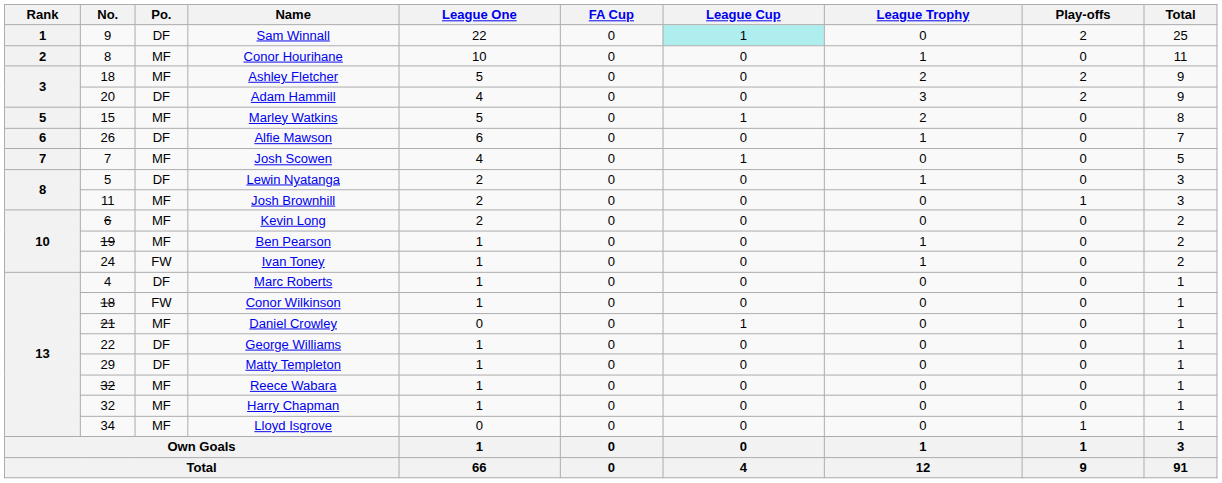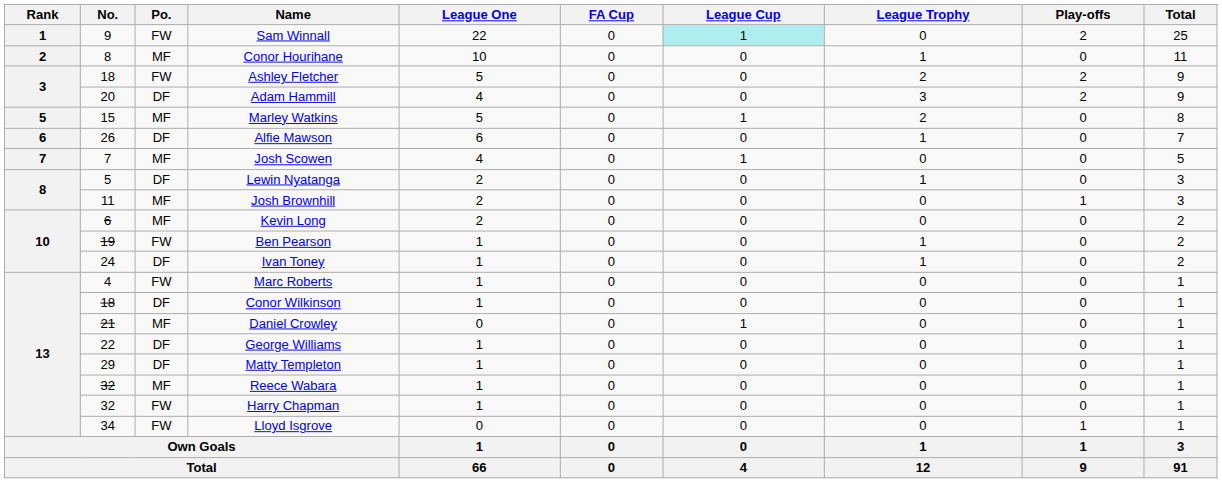(161, 35) DF -> (161, 35) FW
(161, 76) MF -> (161, 76) FW
(161, 241) MF -> (161, 241) FW
(161, 261) FW -> (161, 261) DF
(161, 282) DF -> (161, 282) FW
(161, 302) FW -> (161, 302) DF
(161, 405) MF -> (161, 405) FW
(161, 426) MF -> (161, 426) FW
